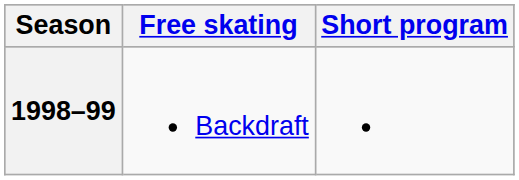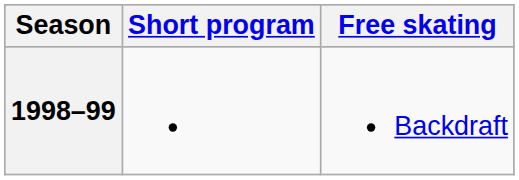columns swapped: (415, 25) <-> (218, 25)
